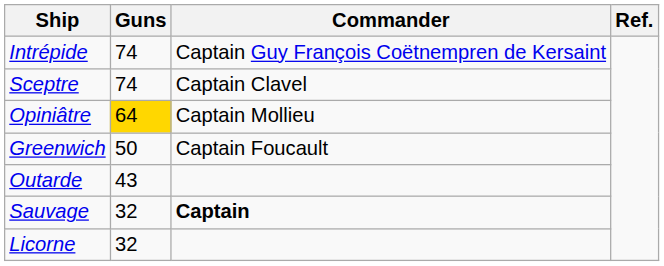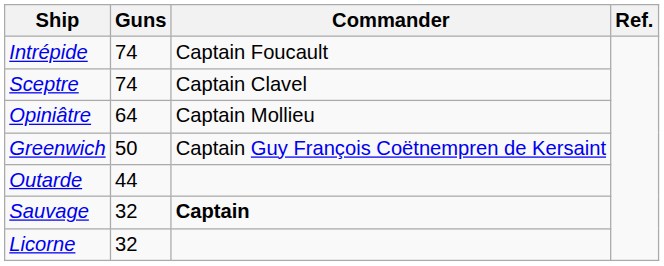(391, 52) Captain Guy François Coëtnempren de Kersaint -> (252, 52) Captain Foucault
(126, 116) gold background -> (126, 116) no background
(252, 148) Captain Foucault -> (391, 148) Captain Guy François Coëtnempren de Kersaint
(126, 180) 43 -> (126, 180) 44
